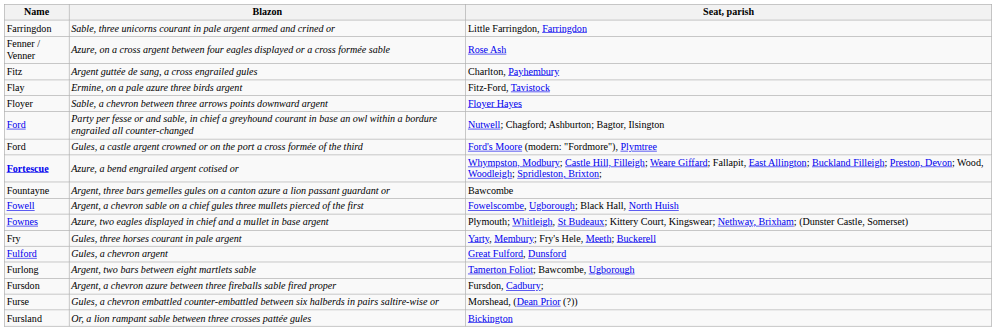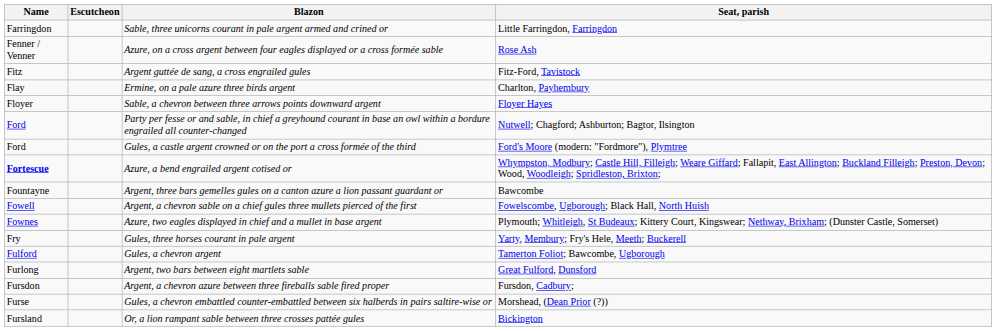+ column: (95, 12)
(514, 71) Charlton, Payhembury -> (539, 71) Fitz-Ford, Tavistock
(509, 87) Fitz-Ford, Tavistock -> (544, 87) Charlton, Payhembury
(517, 254) Great Fulford, Dunsford -> (581, 254) Tamerton Foliot; Bawcombe, Ugborough
(551, 270) Tamerton Foliot; Bawcombe, Ugborough -> (547, 270) Great Fulford, Dunsford
